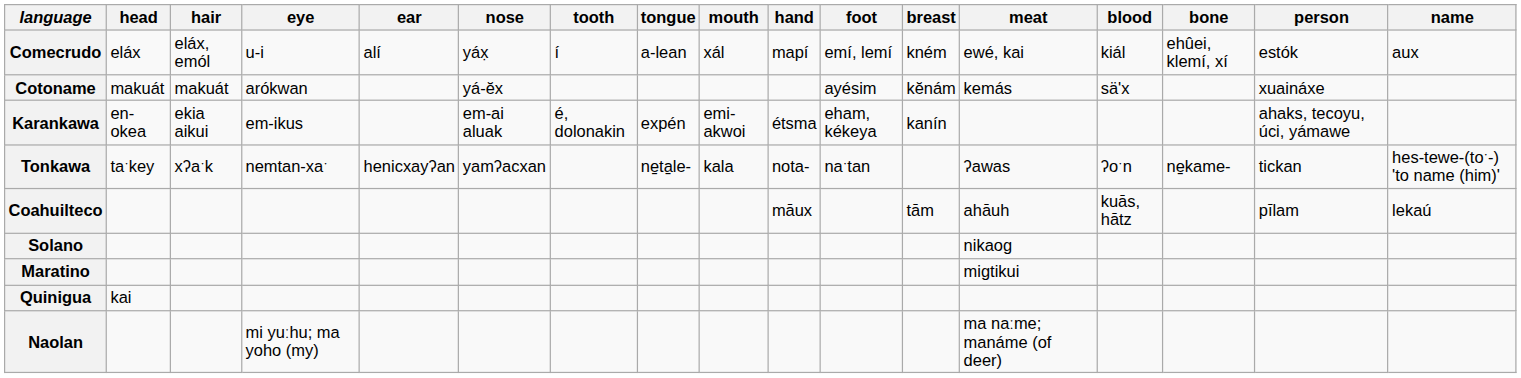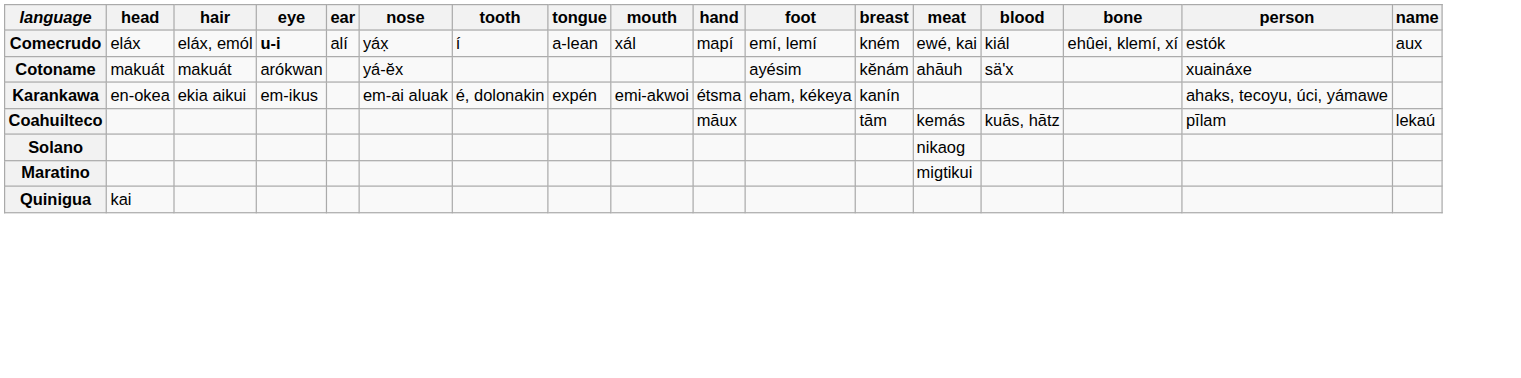(255, 52) normal -> (270, 43) bold
(988, 87) kemás -> (940, 69) ahāuh
- row: (56, 166)
(986, 210) ahāuh -> (941, 121) kemás
- row: (56, 341)
